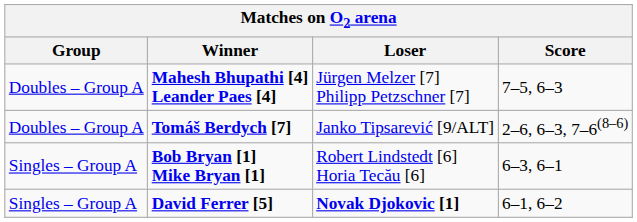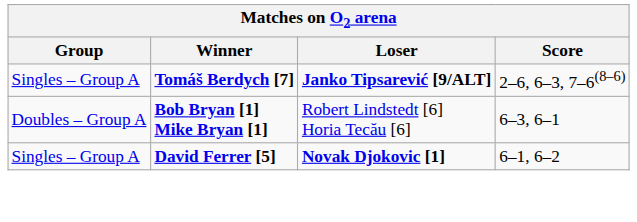- row: (230, 87)
(76, 126) Doubles – Group A -> (76, 79) Singles – Group A
(405, 126) normal -> (397, 79) bold
(73, 166) Singles – Group A -> (79, 119) Doubles – Group A
